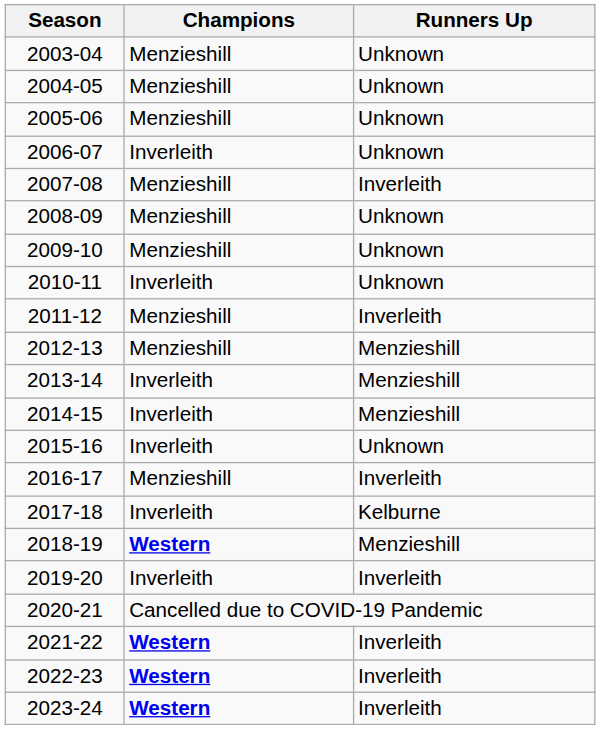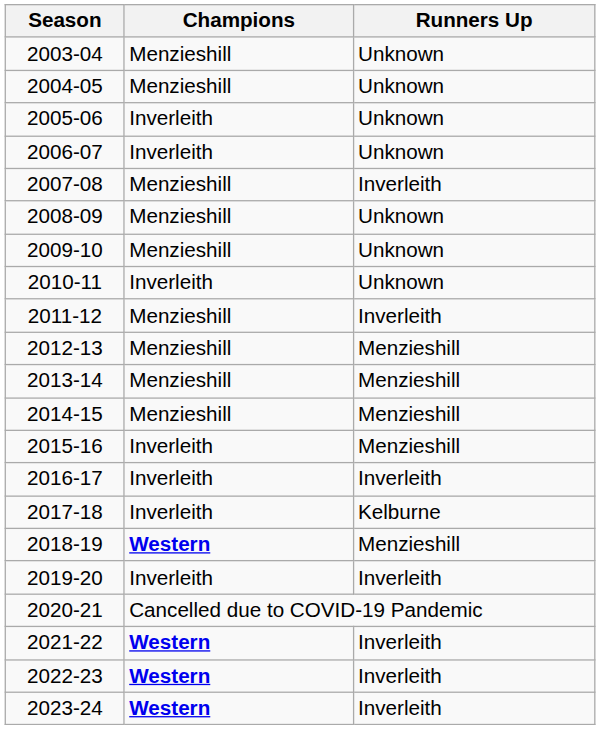(180, 119) Menzieshill -> (171, 119) Inverleith
(171, 380) Inverleith -> (180, 380) Menzieshill
(171, 413) Inverleith -> (180, 413) Menzieshill
(401, 446) Unknown -> (409, 446) Menzieshill
(180, 479) Menzieshill -> (171, 479) Inverleith
